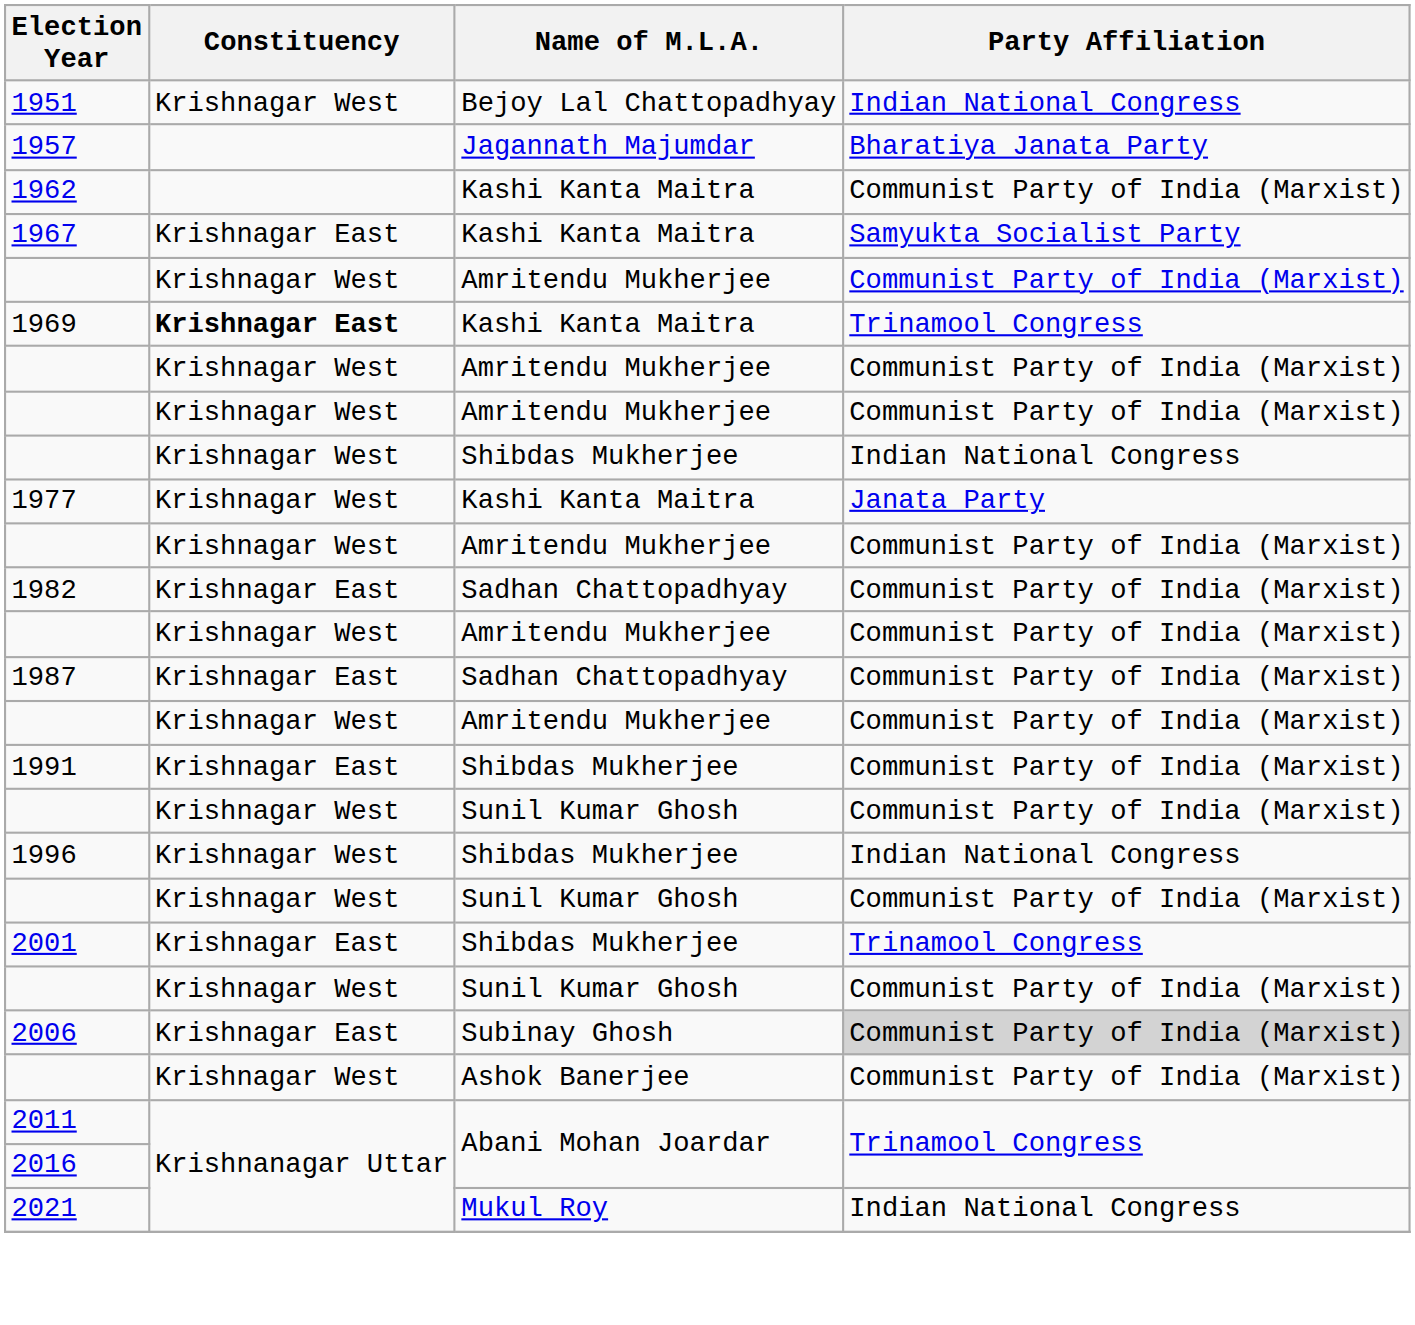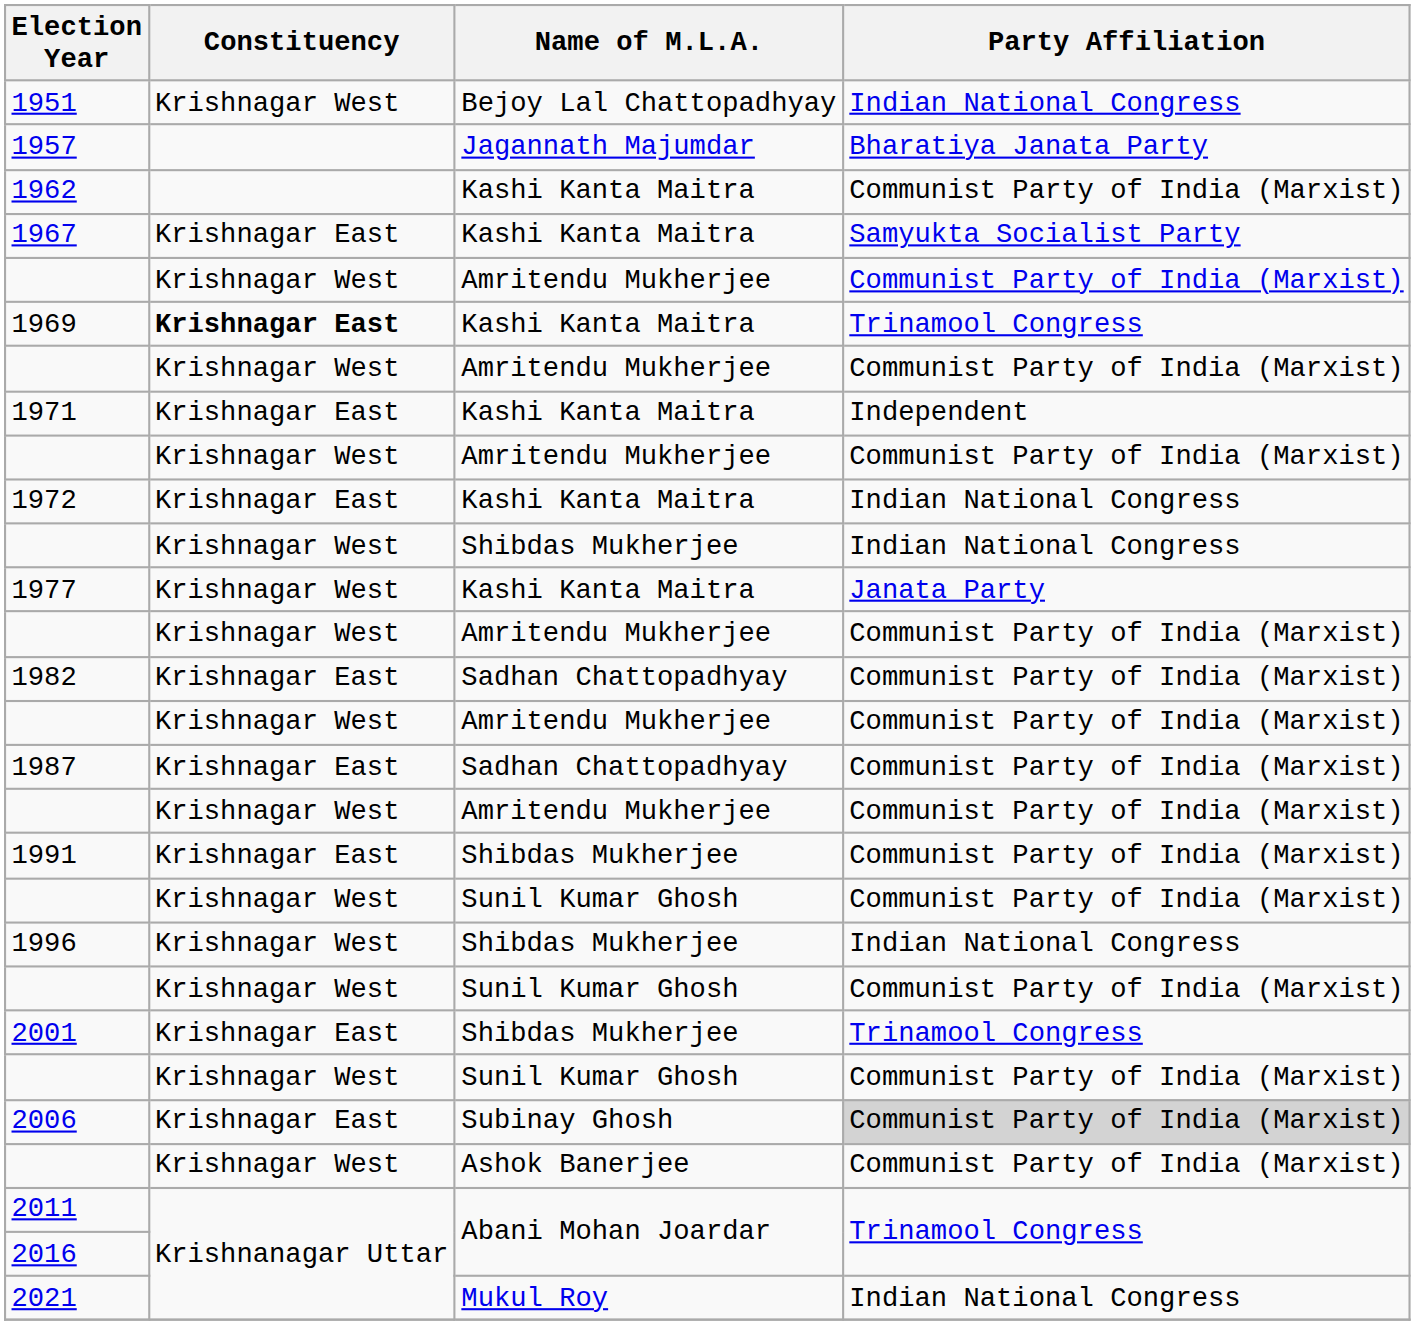+ row: (44, 413)
+ row: (44, 501)
